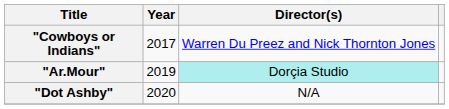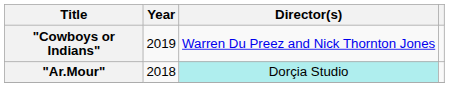(161, 43) 2017 -> (161, 43) 2019
(161, 72) 2019 -> (161, 72) 2018
- row: (74, 93)
